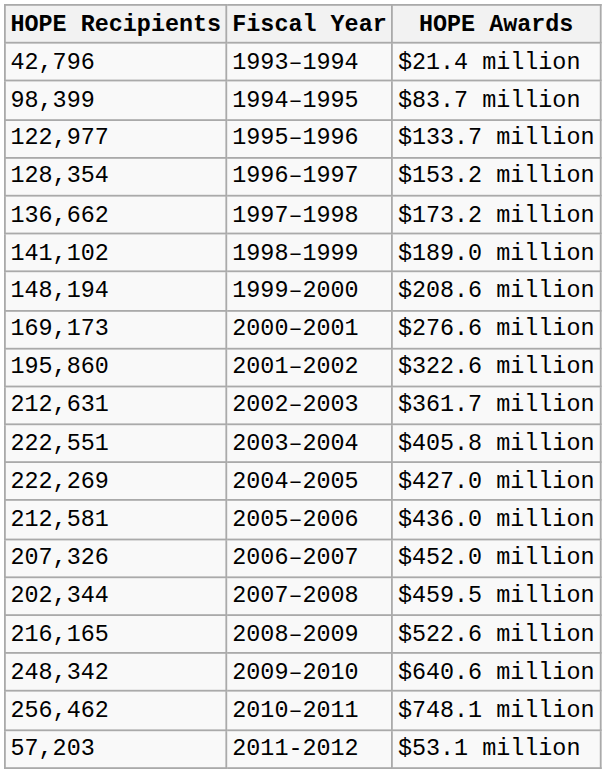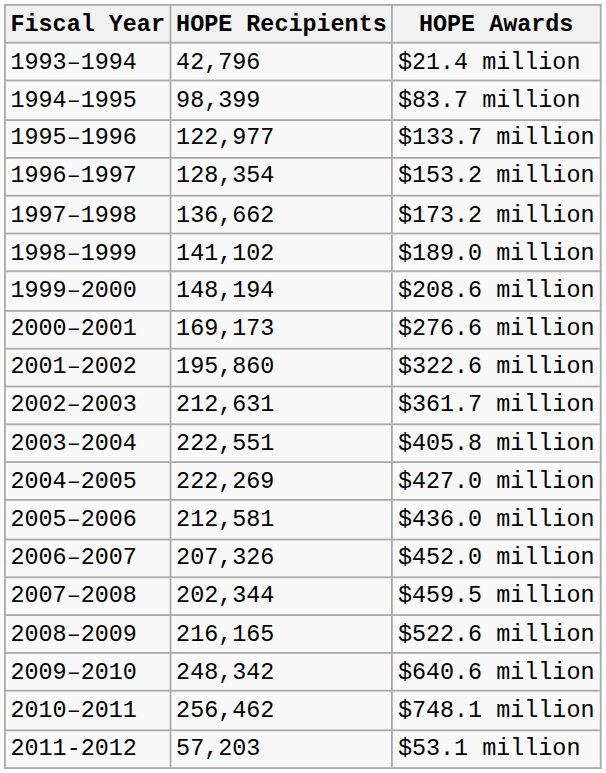columns swapped: (310, 24) <-> (116, 24)
